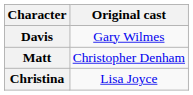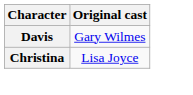- row: (37, 57)
